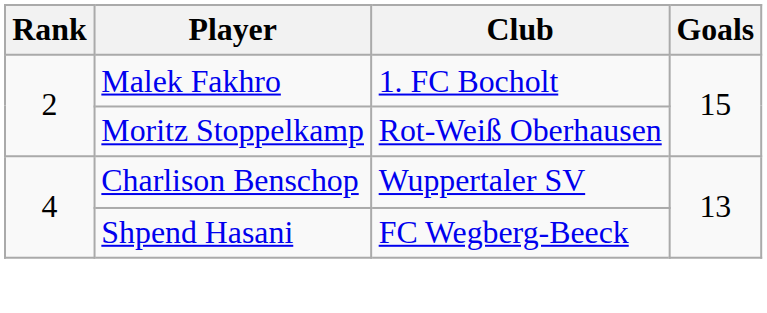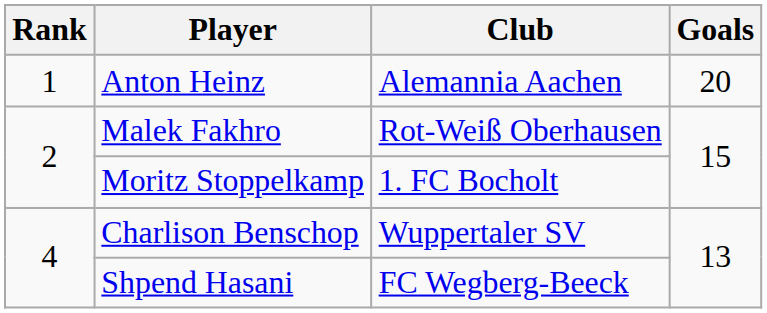+ row: (183, 80)
(468, 80) 1. FC Bocholt -> (520, 130) Rot-Weiß Oberhausen
(520, 130) Rot-Weiß Oberhausen -> (468, 181) 1. FC Bocholt
